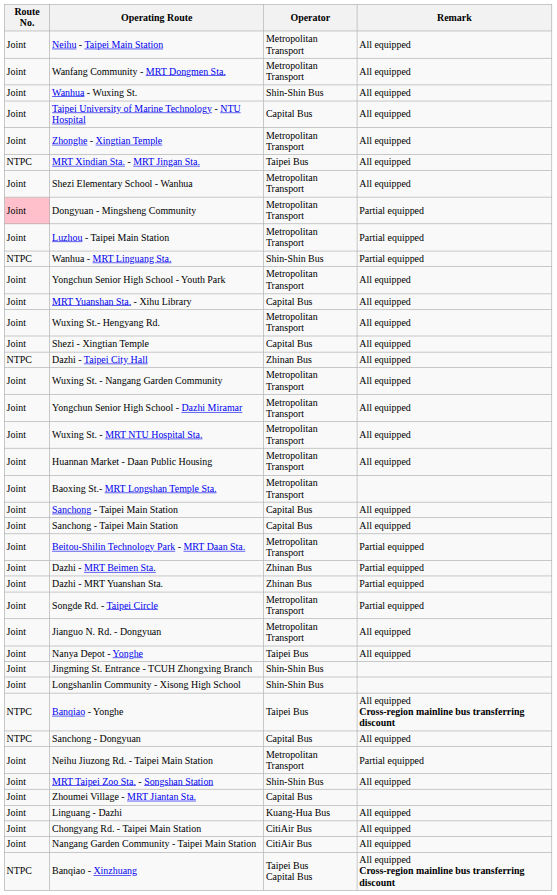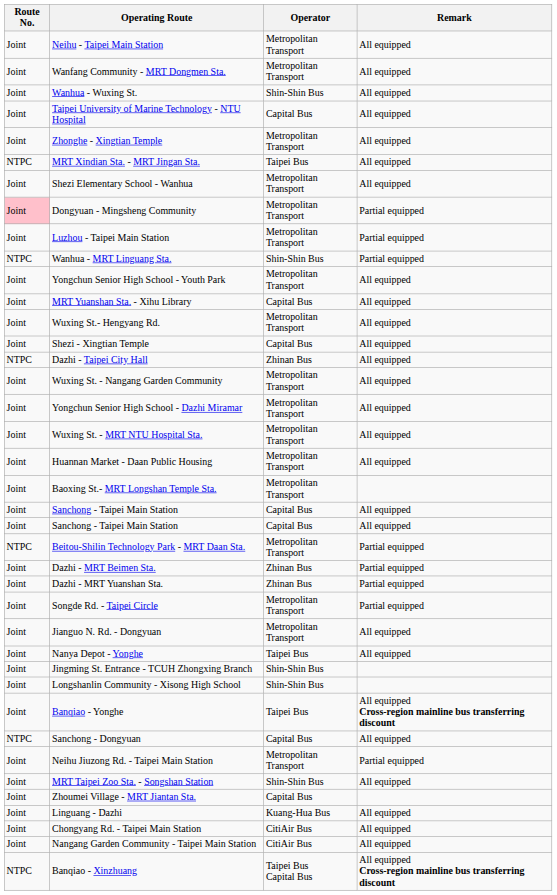(16, 547) Joint -> (19, 547) NTPC
(19, 712) NTPC -> (16, 712) Joint
